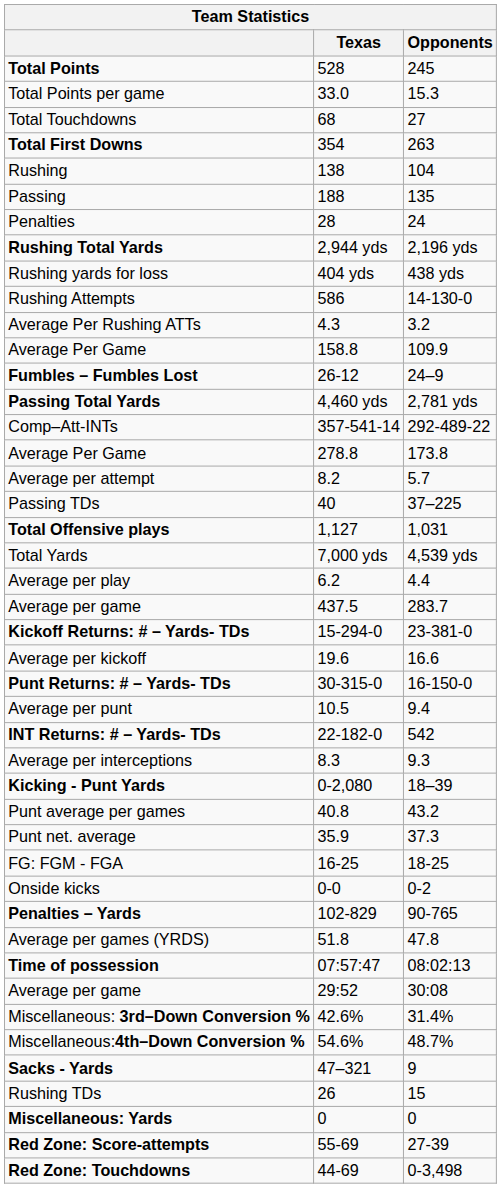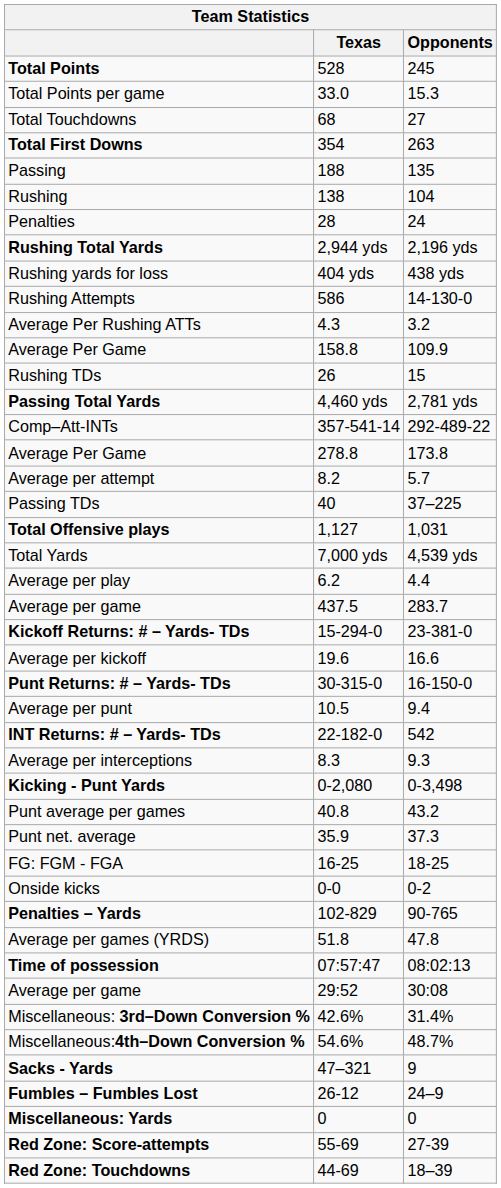rows swapped: (38, 171) <-> (37, 196)
rows swapped: (55, 1093) <-> (103, 376)
(430, 786) 18–39 -> (435, 786) 0-3,498
(435, 1170) 0-3,498 -> (430, 1170) 18–39
